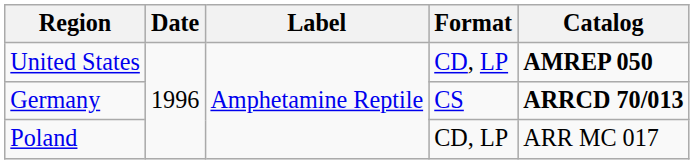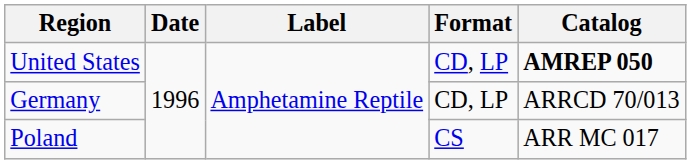(449, 100) CS -> (471, 100) CD, LP
(603, 100) bold -> (601, 100) normal
(471, 138) CD, LP -> (449, 138) CS
